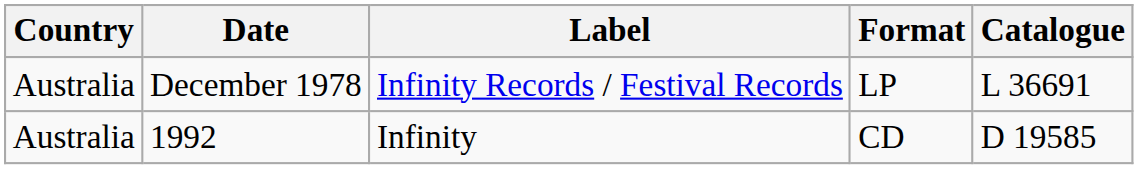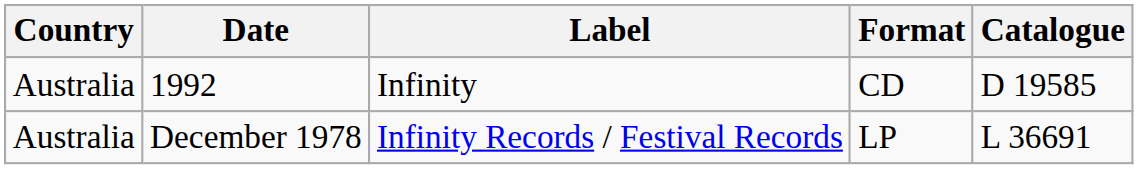rows swapped: (256, 83) <-> (183, 136)
